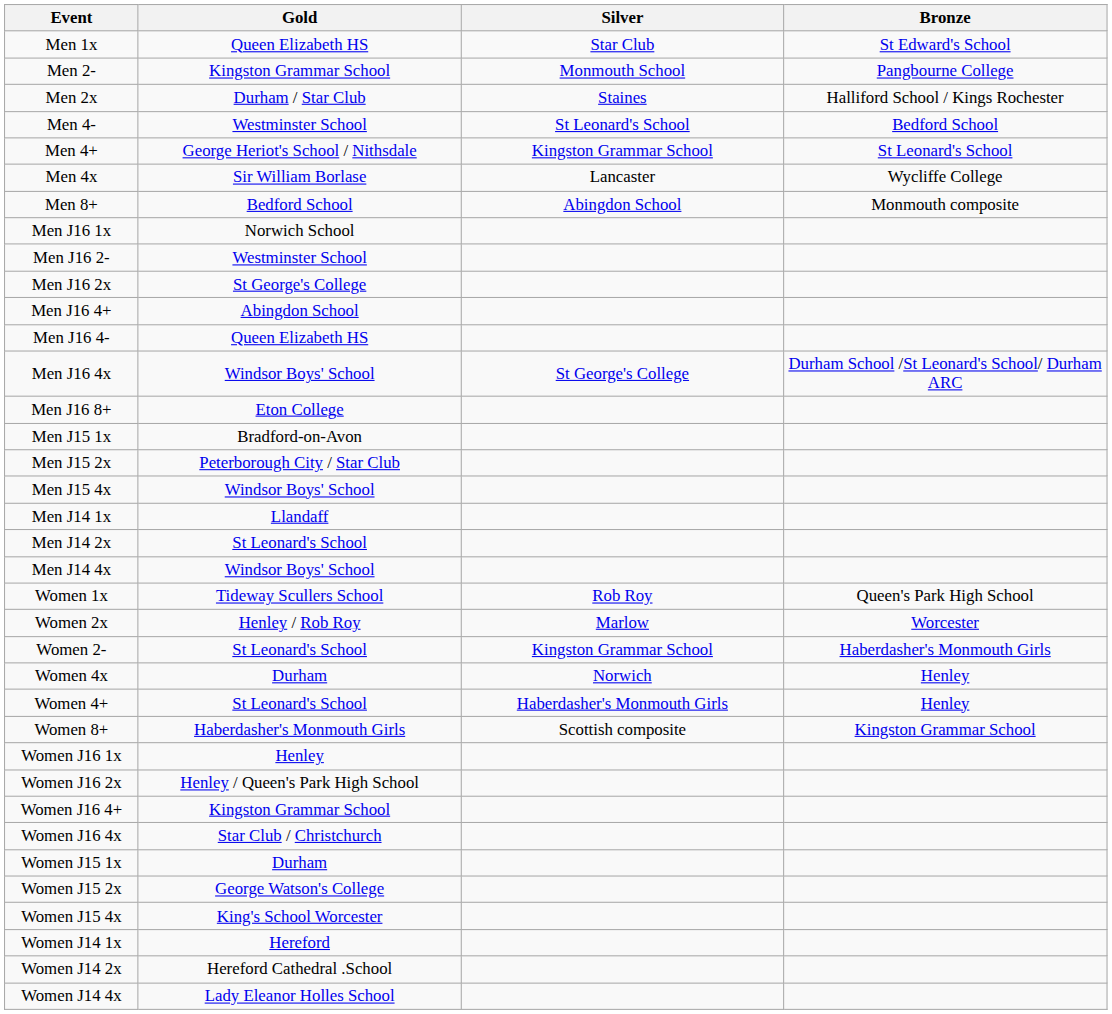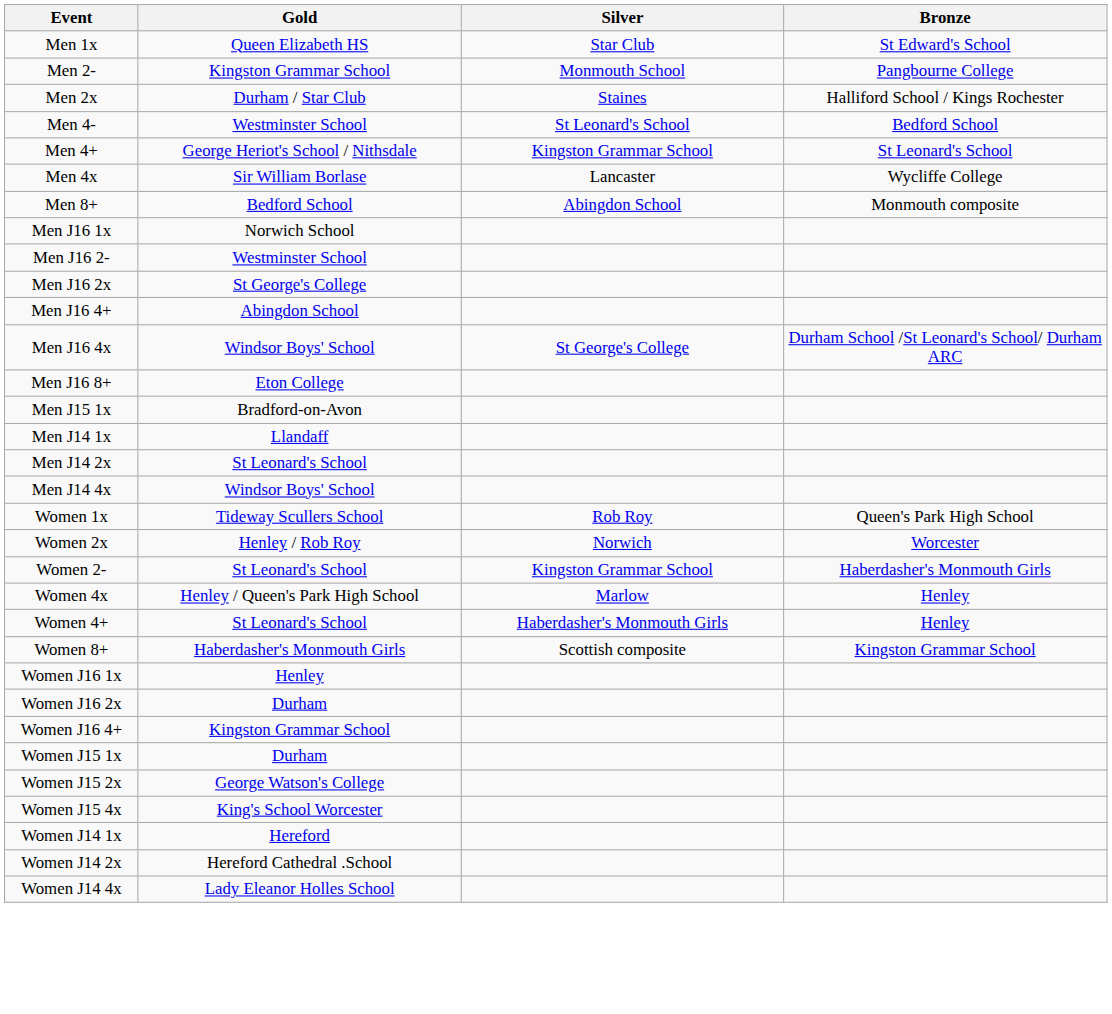- row: (71, 337)
- row: (71, 463)
- row: (71, 489)
(622, 622) Marlow -> (622, 542) Norwich
(300, 676) Durham -> (300, 596) Henley / Queen's Park High School
(622, 676) Norwich -> (622, 596) Marlow
(300, 782) Henley / Queen's Park High School -> (300, 702) Durham
- row: (71, 836)
